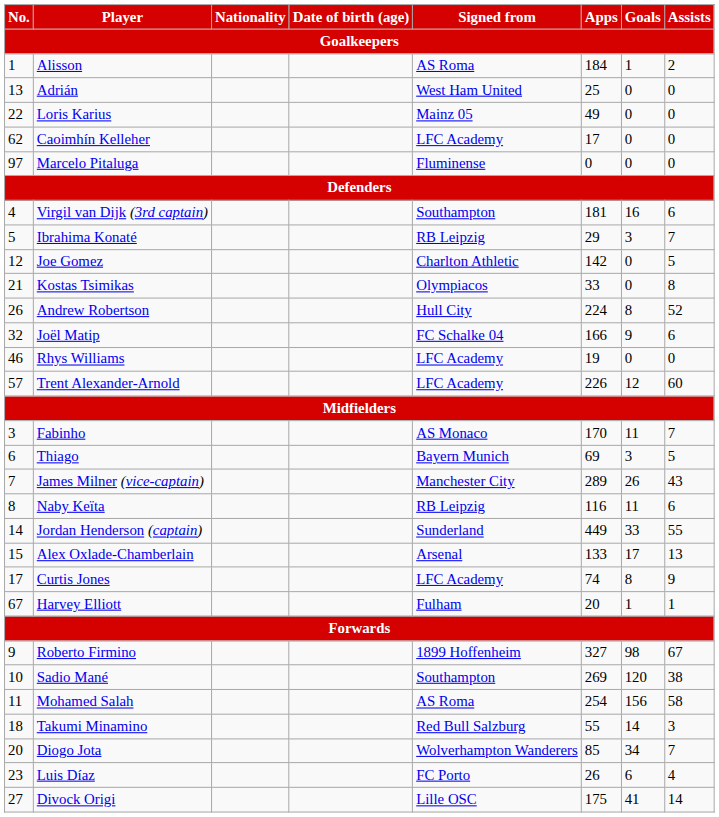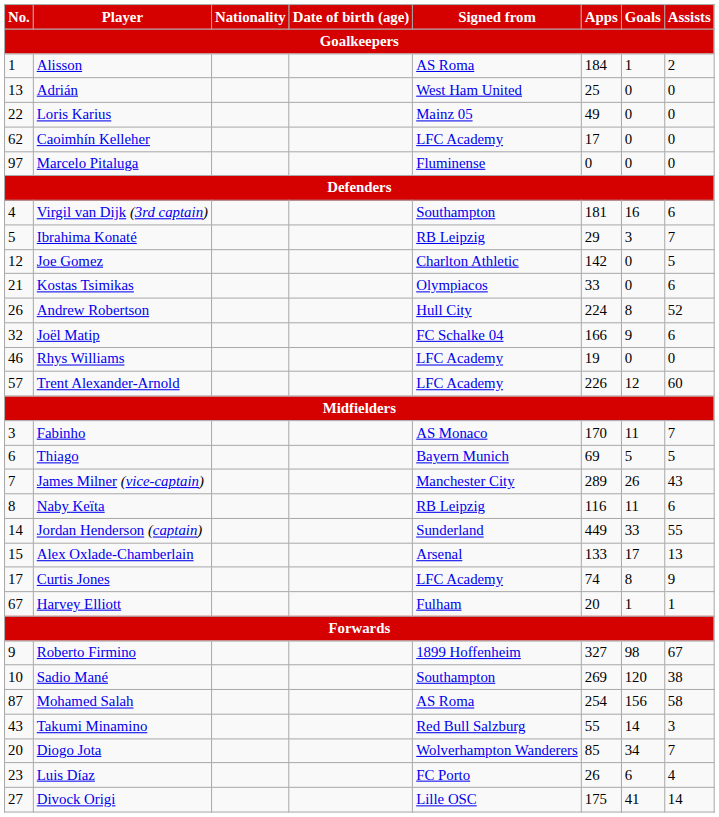(672, 286) 8 -> (672, 286) 6
(628, 457) 3 -> (628, 457) 5
(15, 702) 11 -> (15, 702) 87
(15, 726) 18 -> (15, 726) 43
